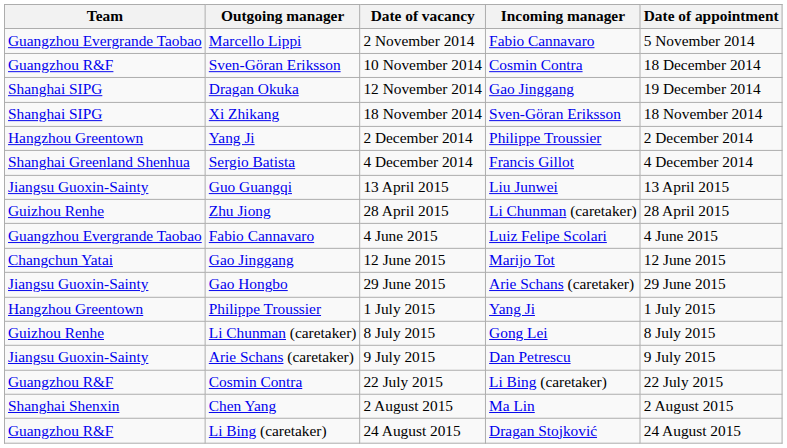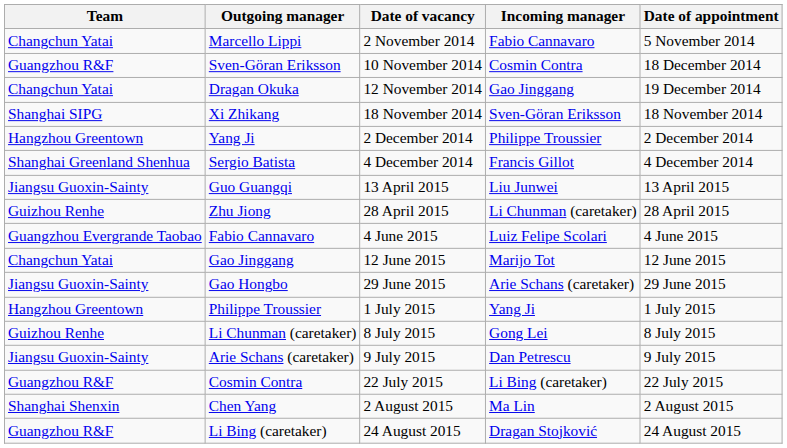(105, 41) Guangzhou Evergrande Taobao -> (60, 41) Changchun Yatai
(55, 89) Shanghai SIPG -> (60, 89) Changchun Yatai
